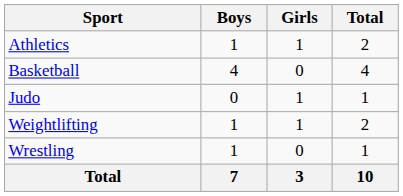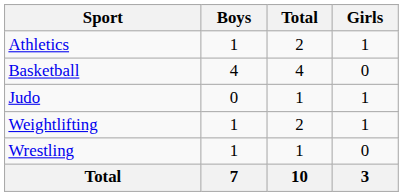columns swapped: (300, 17) <-> (365, 17)
